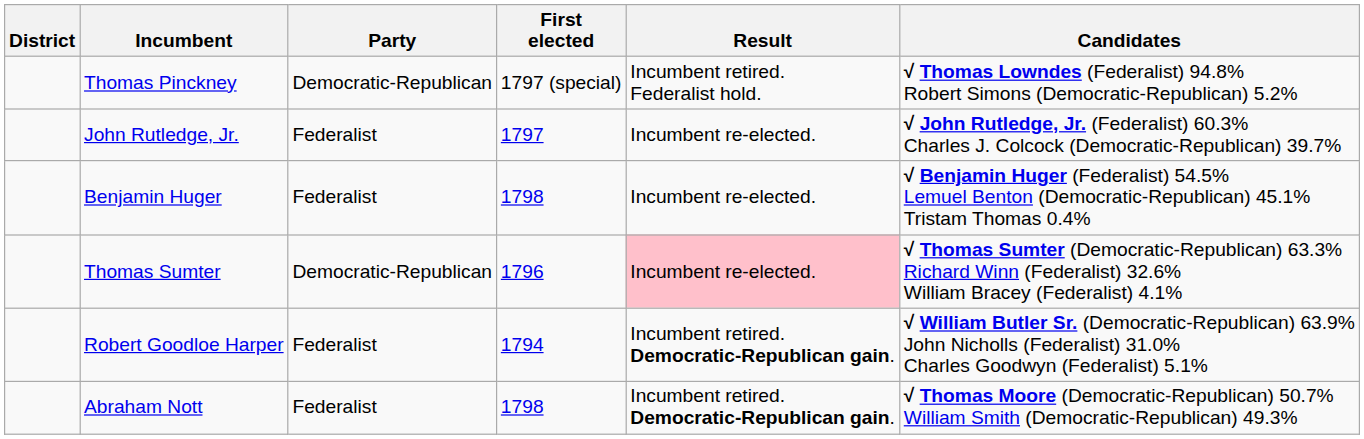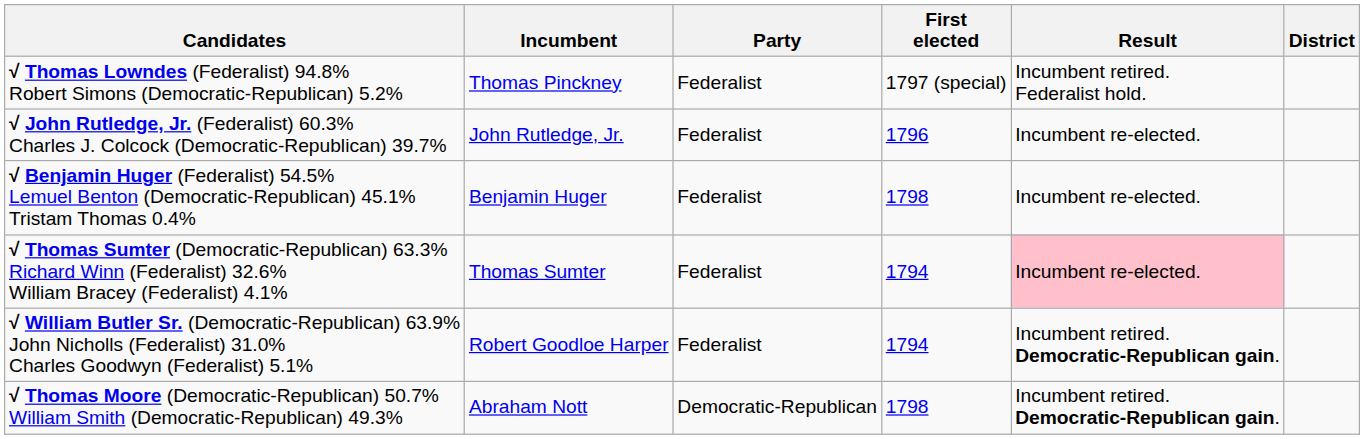columns swapped: (42, 41) <-> (1129, 41)
(392, 82) Democratic-Republican -> (720, 82) Federalist
(522, 134) 1797 -> (907, 134) 1796
(392, 271) Democratic-Republican -> (720, 271) Federalist
(522, 271) 1796 -> (907, 271) 1794
(335, 407) Federalist -> (777, 407) Democratic-Republican
